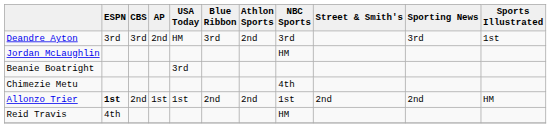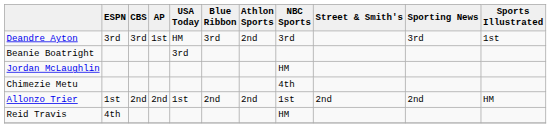(159, 38) 2nd -> (159, 38) 1st
rows swapped: (50, 69) <-> (53, 53)
(112, 99) bold -> (112, 99) normal
(159, 99) 1st -> (159, 99) 2nd
